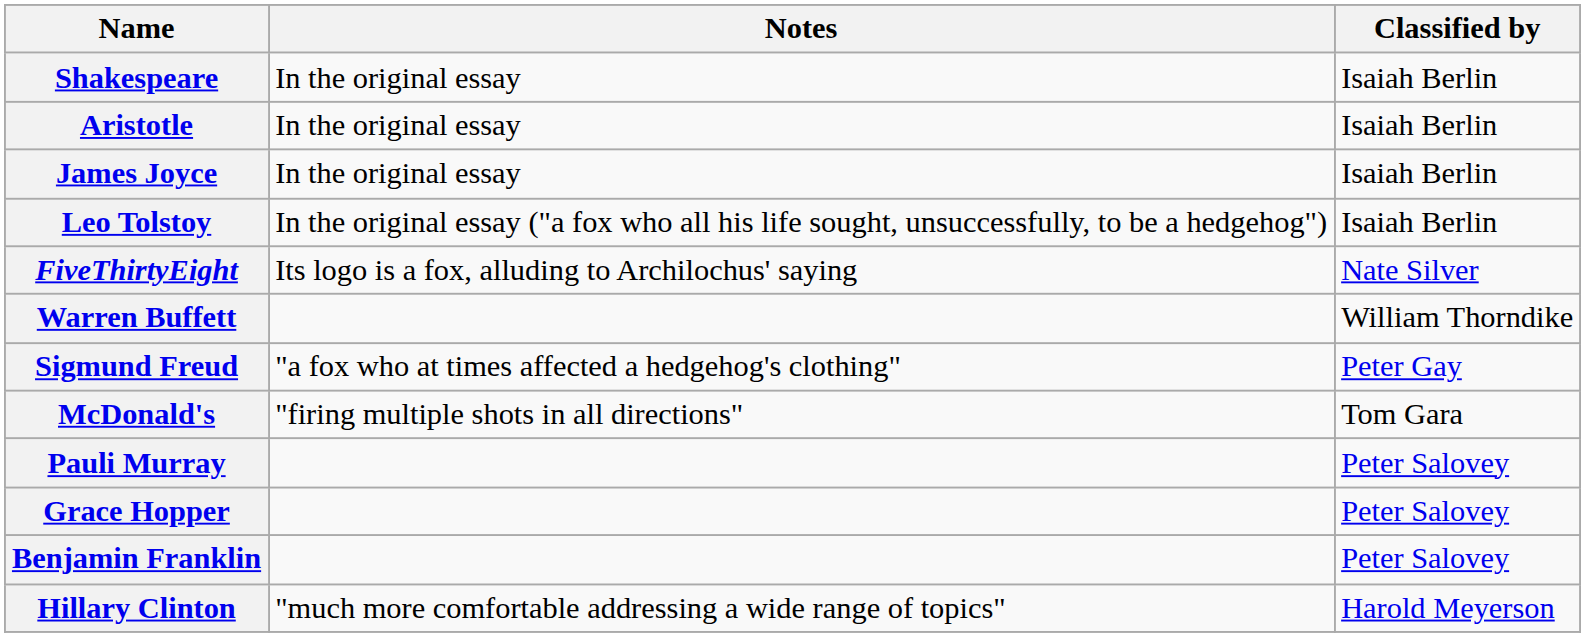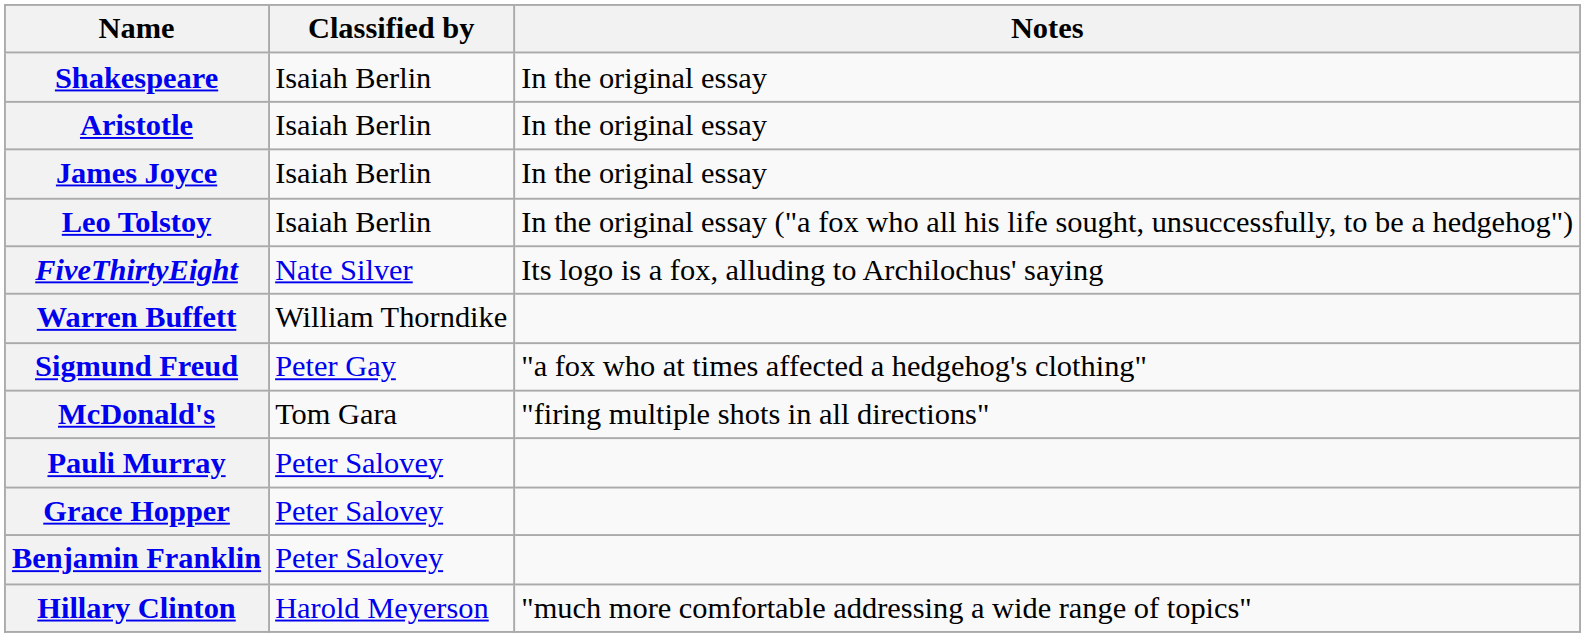columns swapped: (1457, 28) <-> (801, 28)
